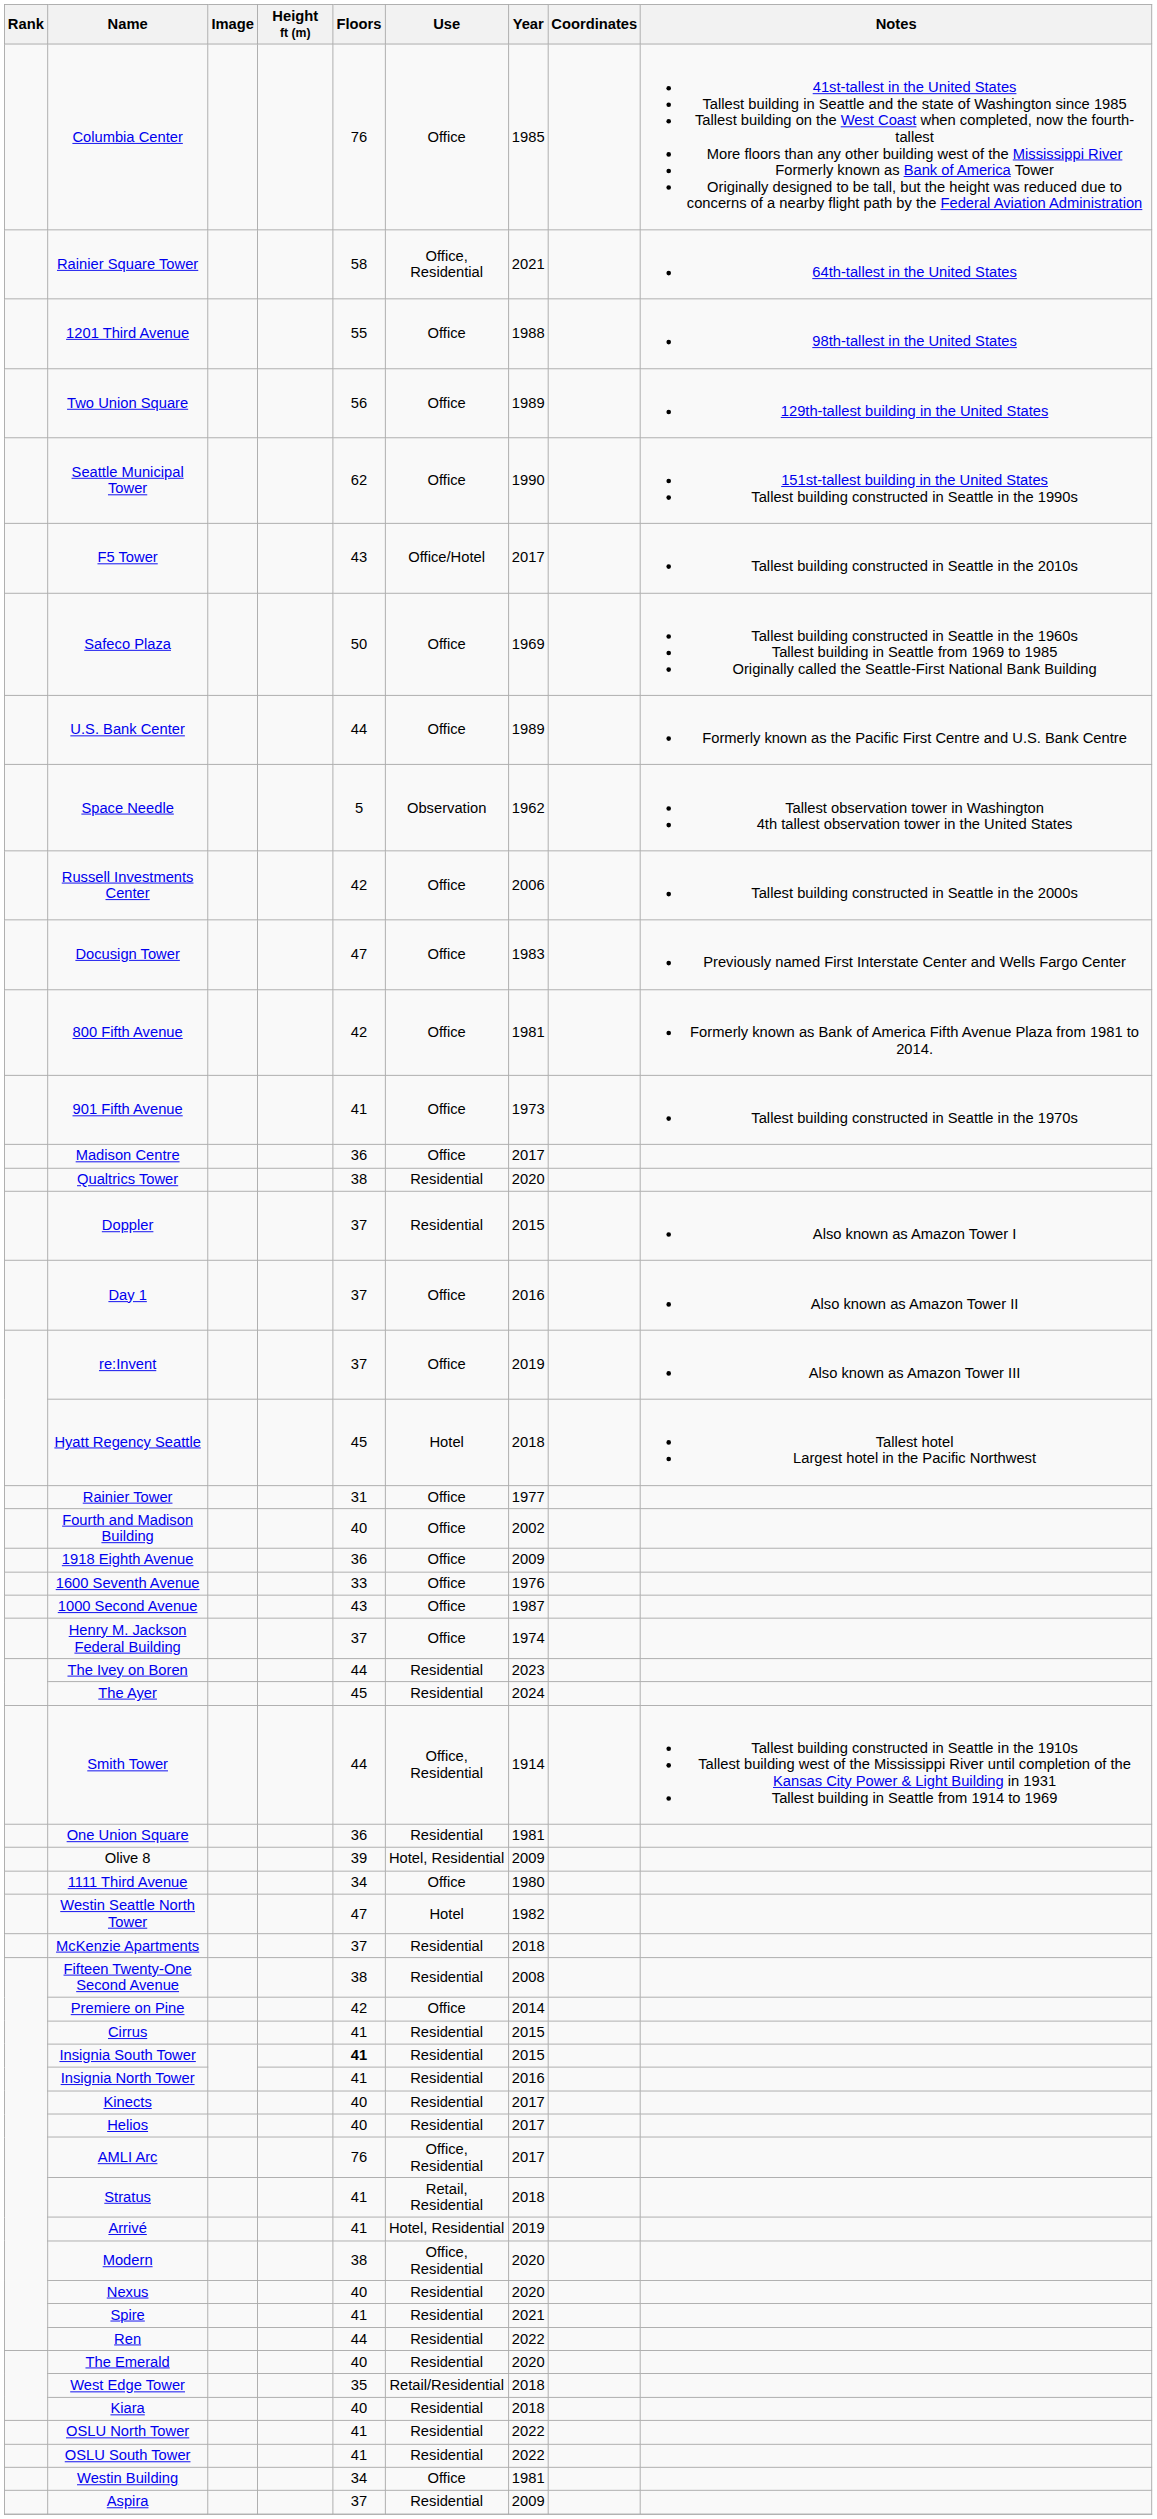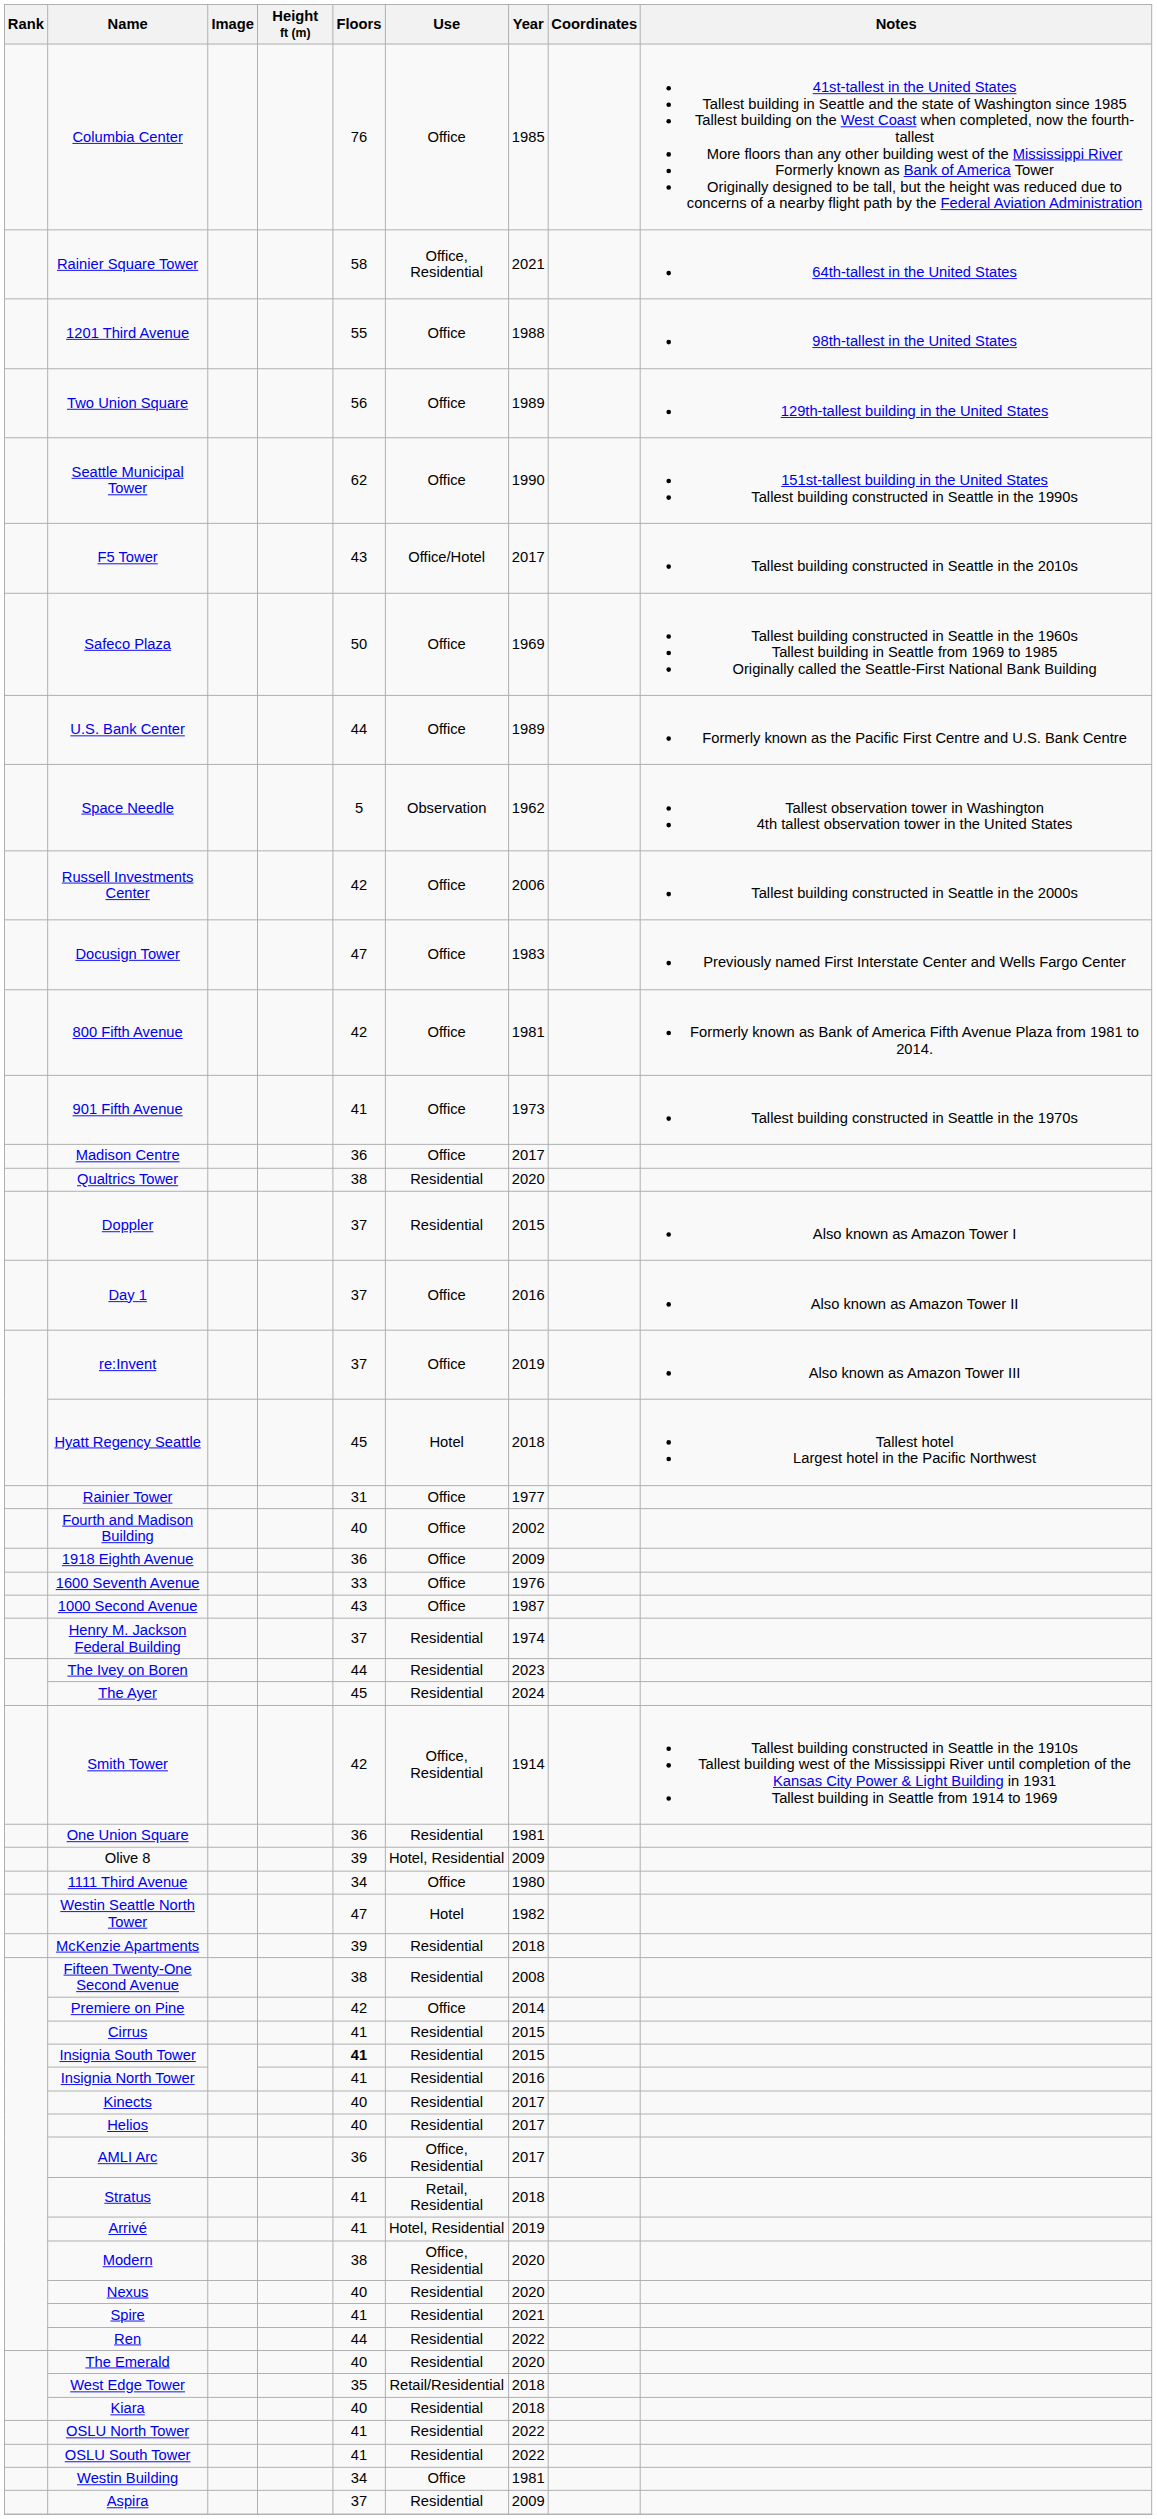(447, 1638) Office -> (447, 1638) Residential
(359, 1764) 44 -> (359, 1764) 42
(359, 1945) 37 -> (359, 1945) 39
(359, 2157) 76 -> (359, 2157) 36
